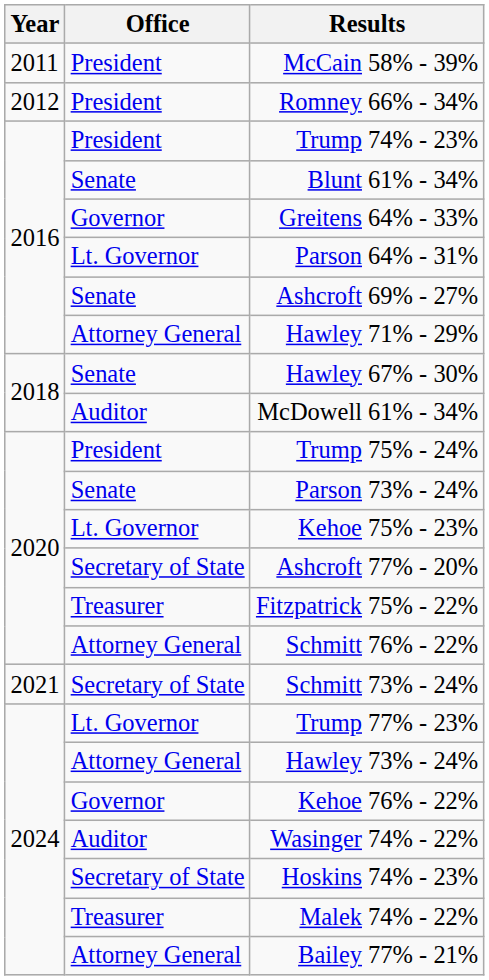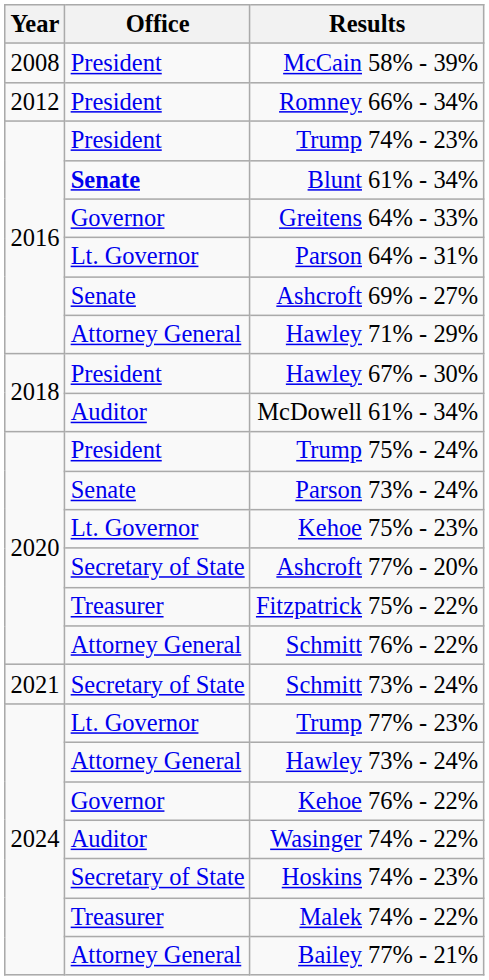(34, 62) 2011 -> (35, 62) 2008
(103, 179) normal -> (105, 179) bold
(103, 373) Senate -> (116, 373) President
